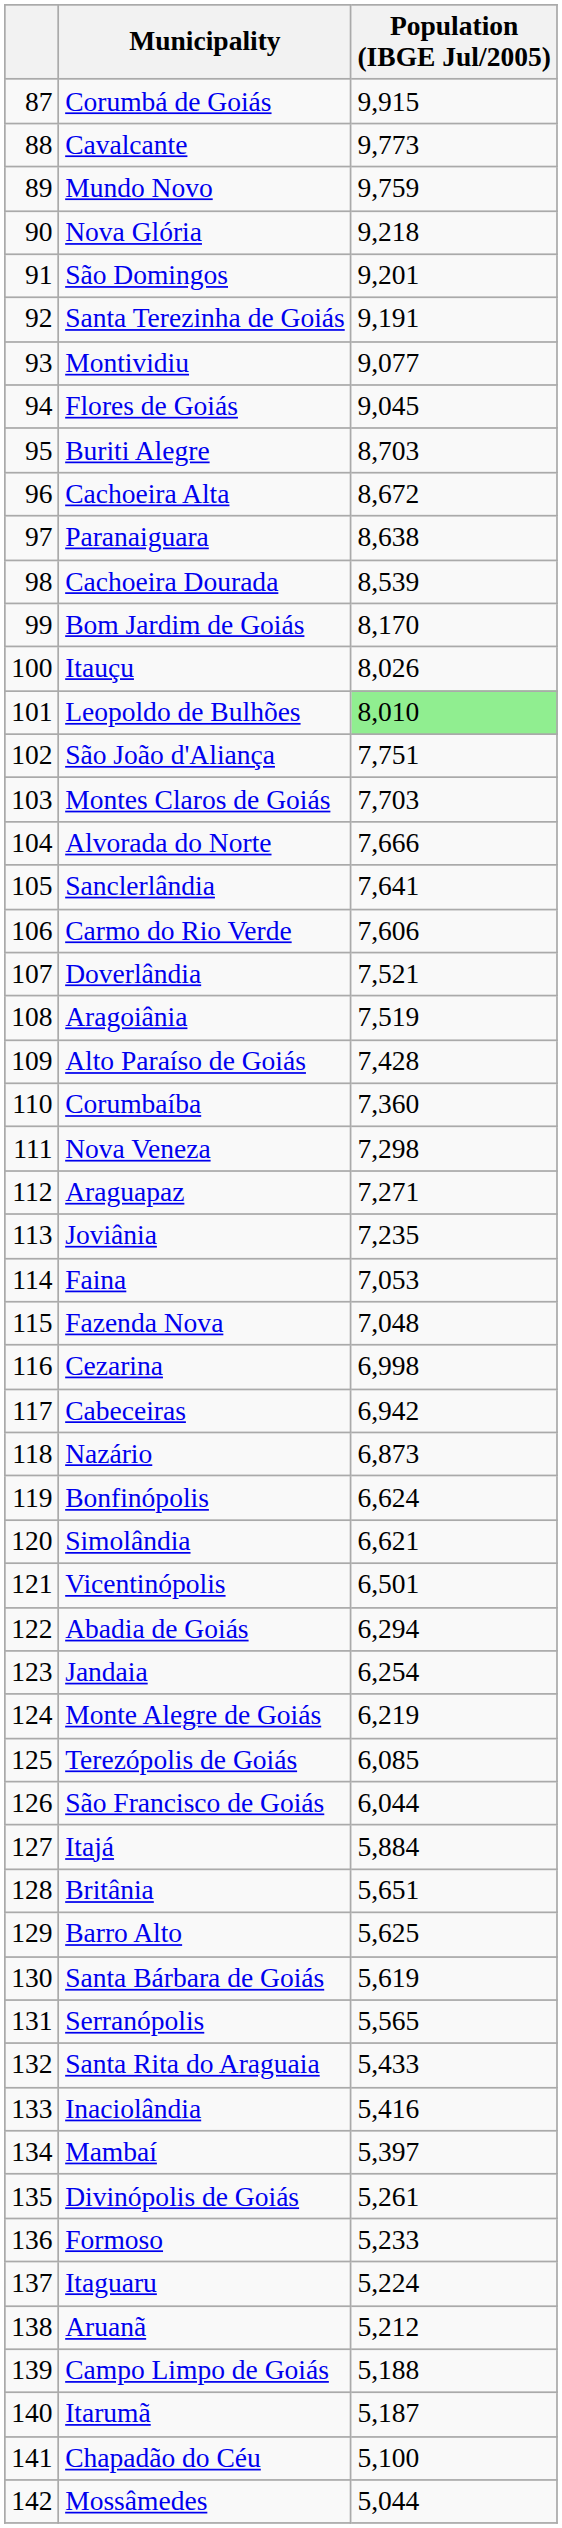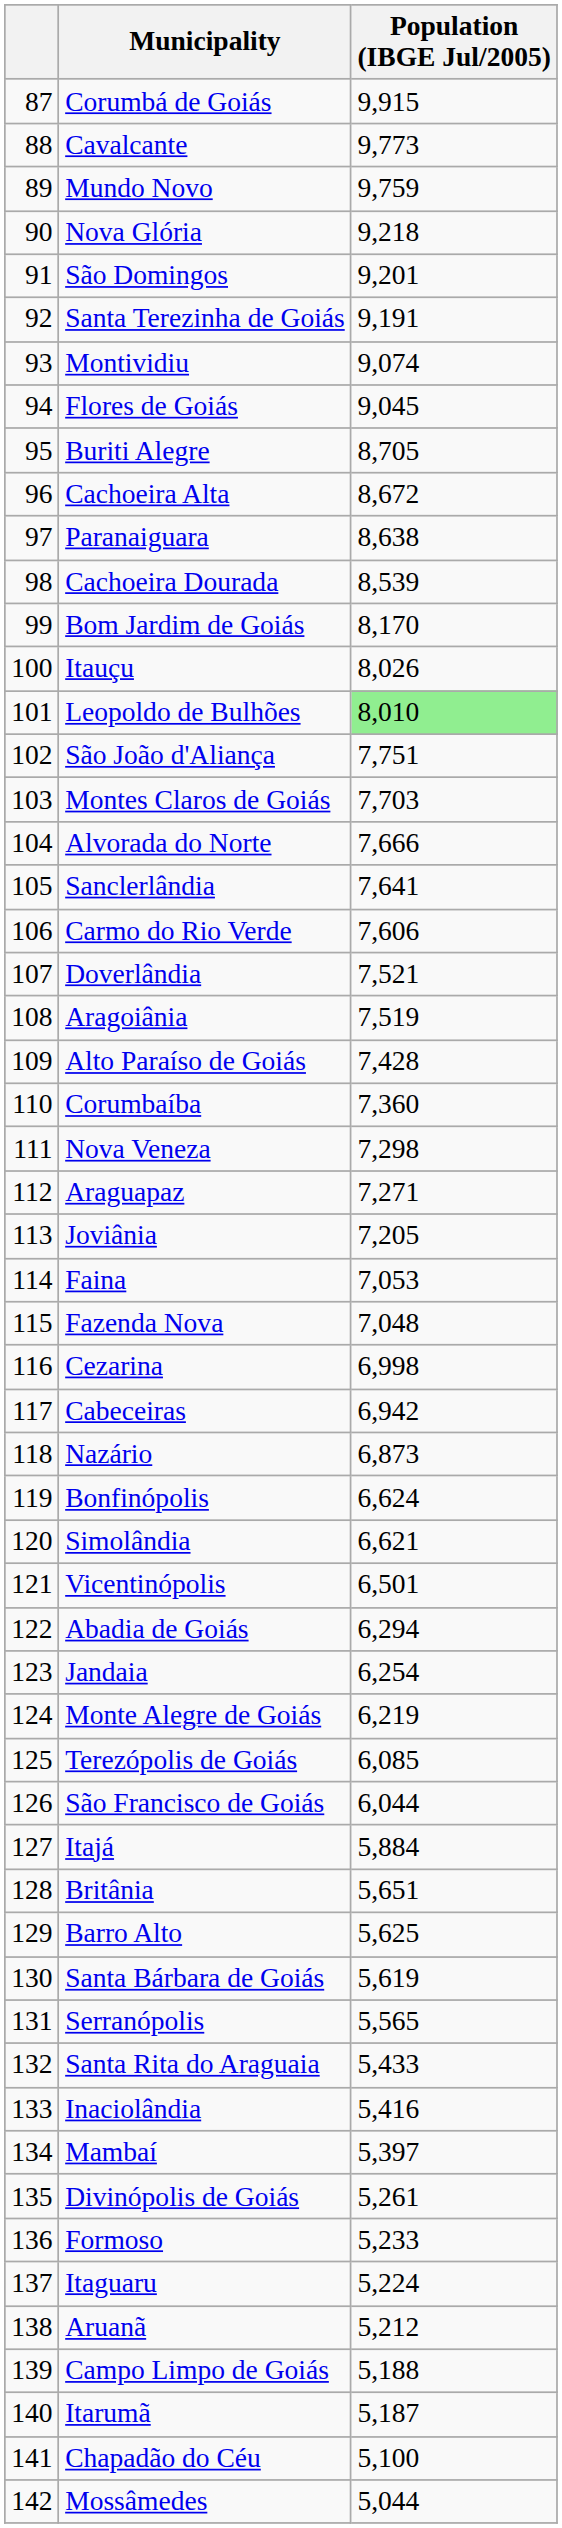(388, 362) 9,077 -> (388, 362) 9,074
(388, 450) 8,703 -> (388, 450) 8,705
(388, 1235) 7,235 -> (388, 1235) 7,205
